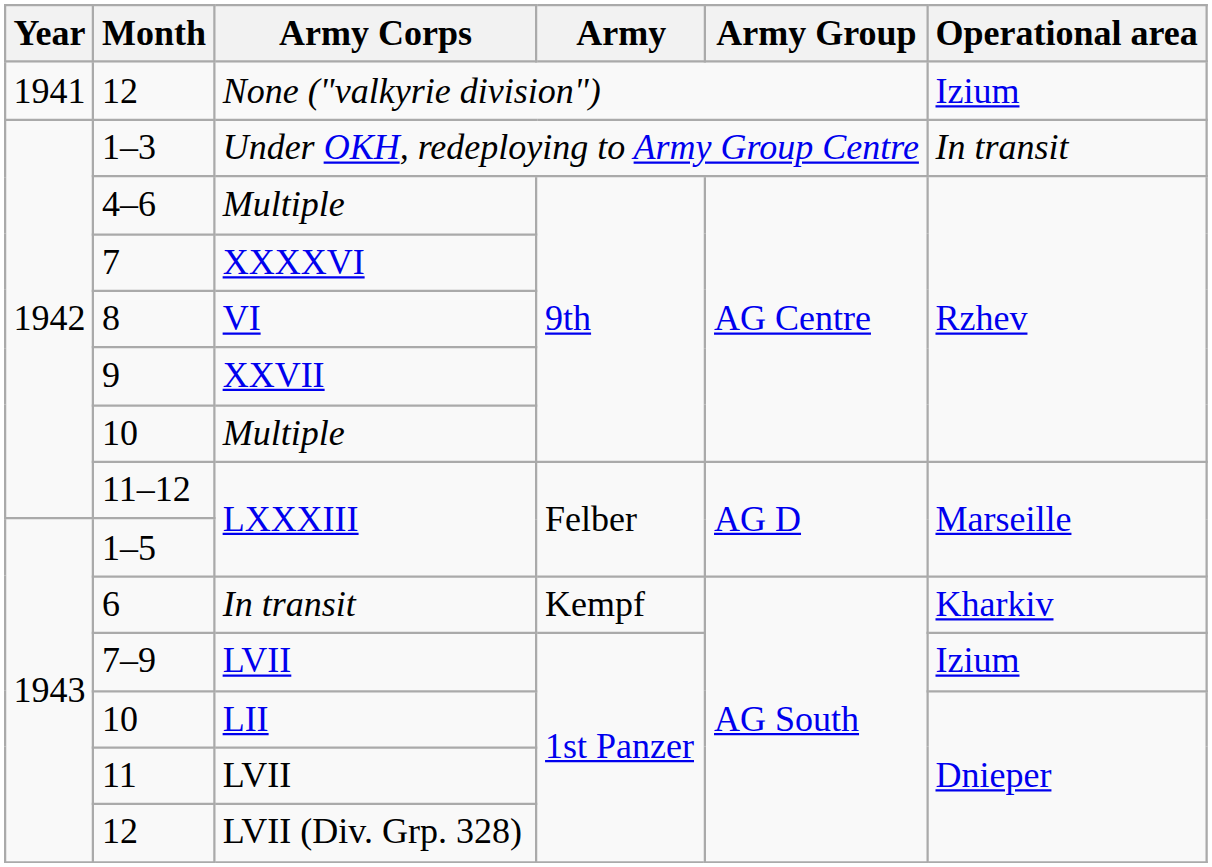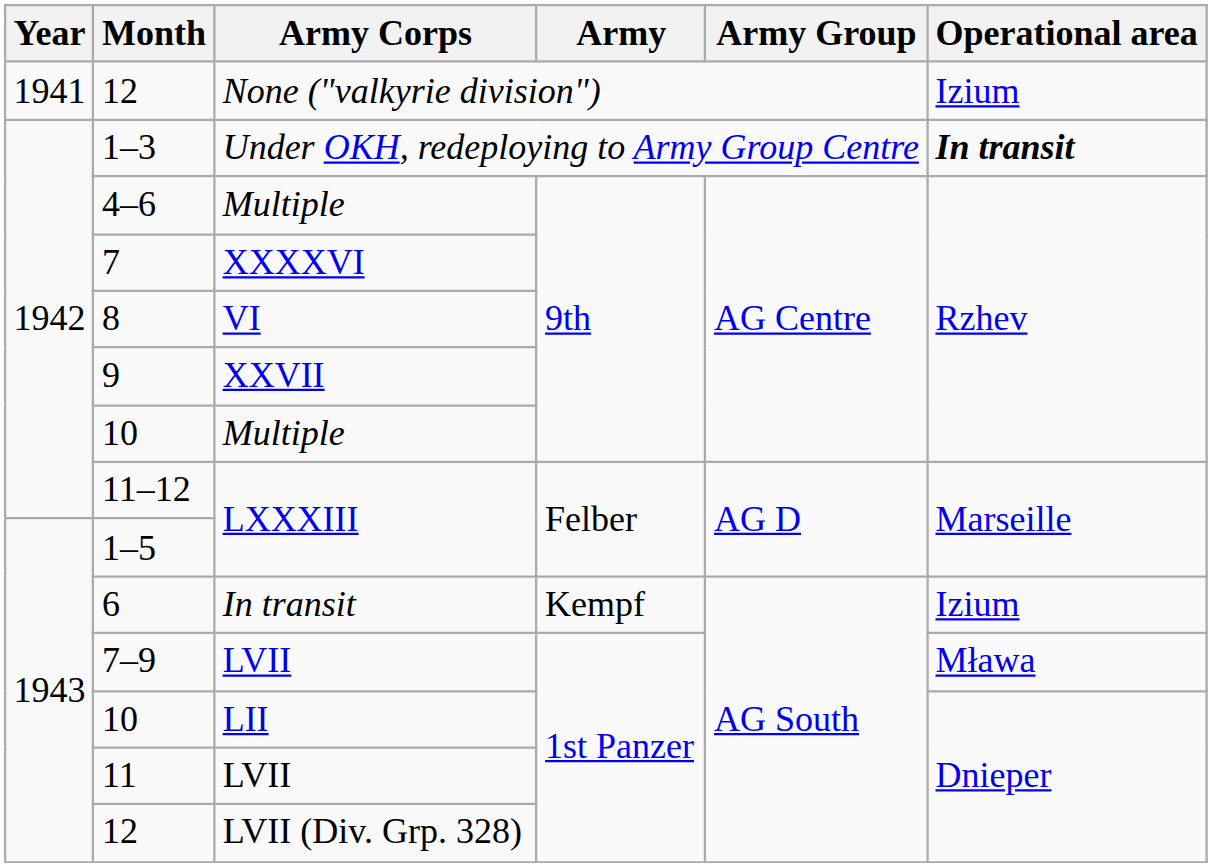(1002, 147) normal -> (1005, 147) bold
(994, 603) Kharkiv -> (977, 603) Izium
(977, 661) Izium -> (985, 661) Mława
